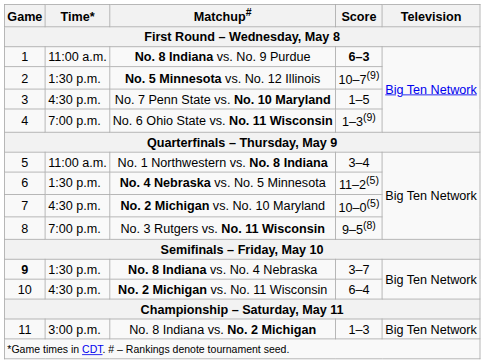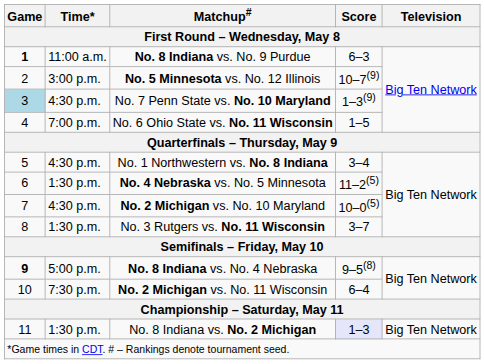(25, 57) normal -> (25, 57) bold
(359, 57) bold -> (359, 57) normal
(75, 78) 1:30 p.m. -> (75, 78) 3:00 p.m.
(25, 100) no background -> (25, 101) lightblue background
(359, 100) 1–5 -> (359, 101) 1–3(9)
(359, 121) 1–3(9) -> (359, 122) 1–5
(78, 162) 11:00 a.m. -> (75, 162) 4:30 p.m.
(75, 228) 7:00 p.m. -> (75, 227) 1:30 p.m.
(359, 228) 9–5(8) -> (359, 227) 3–7
(75, 270) 1:30 p.m. -> (75, 268) 5:00 p.m.
(359, 270) 3–7 -> (359, 268) 9–5(8)
(75, 289) 4:30 p.m. -> (75, 289) 7:30 p.m.
(75, 329) 3:00 p.m. -> (75, 329) 1:30 p.m.
(359, 329) no background -> (359, 329) lavender background
